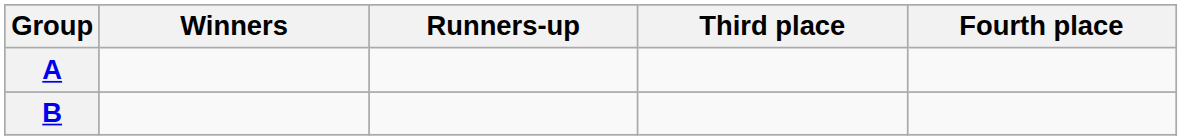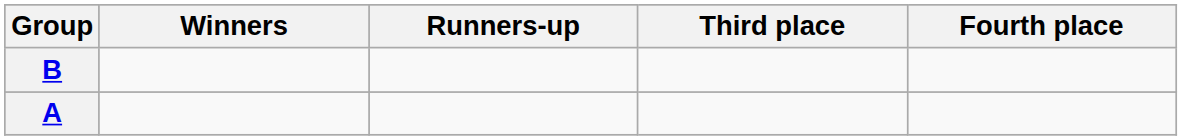rows swapped: (52, 69) <-> (52, 112)
